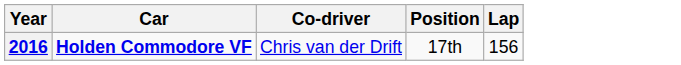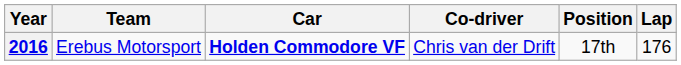+ column: (129, 19)
(504, 47) 156 -> (657, 47) 176
